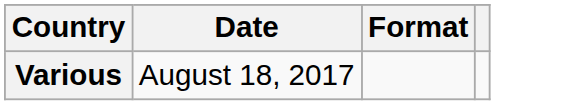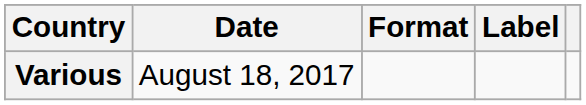+ column: (521, 27)
